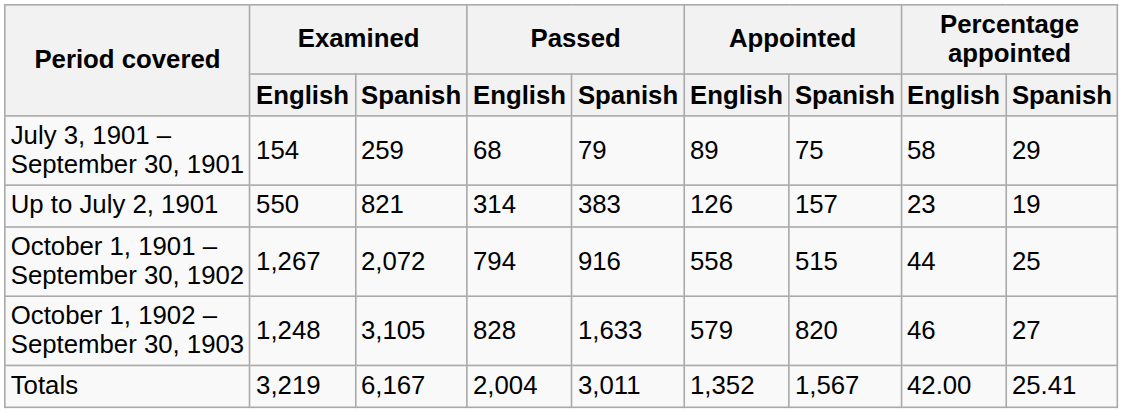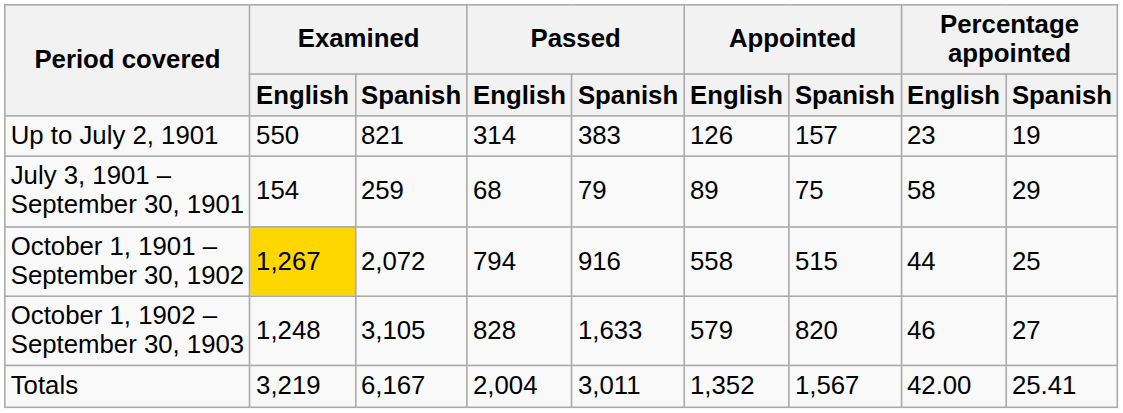rows swapped: (115, 205) <-> (127, 150)
(288, 260) no background -> (288, 260) gold background
